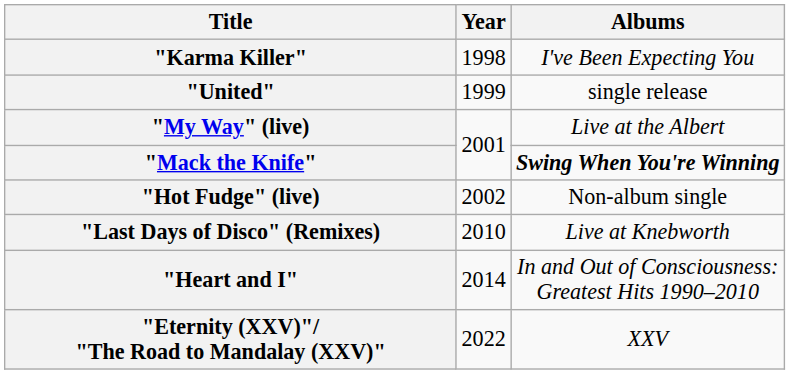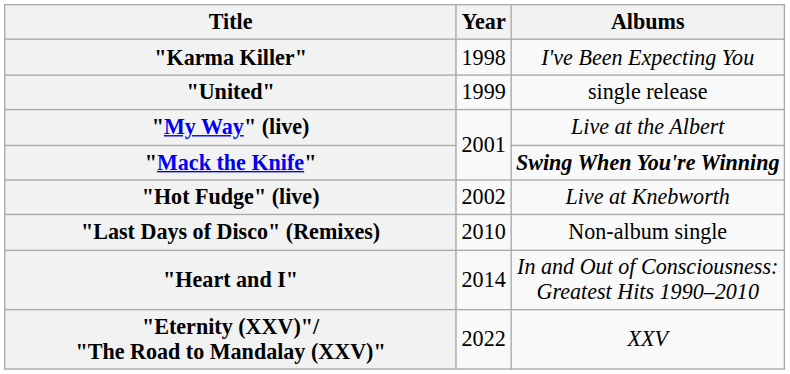(648, 197) Non-album single -> (648, 197) Live at Knebworth
(648, 232) Live at Knebworth -> (648, 232) Non-album single
